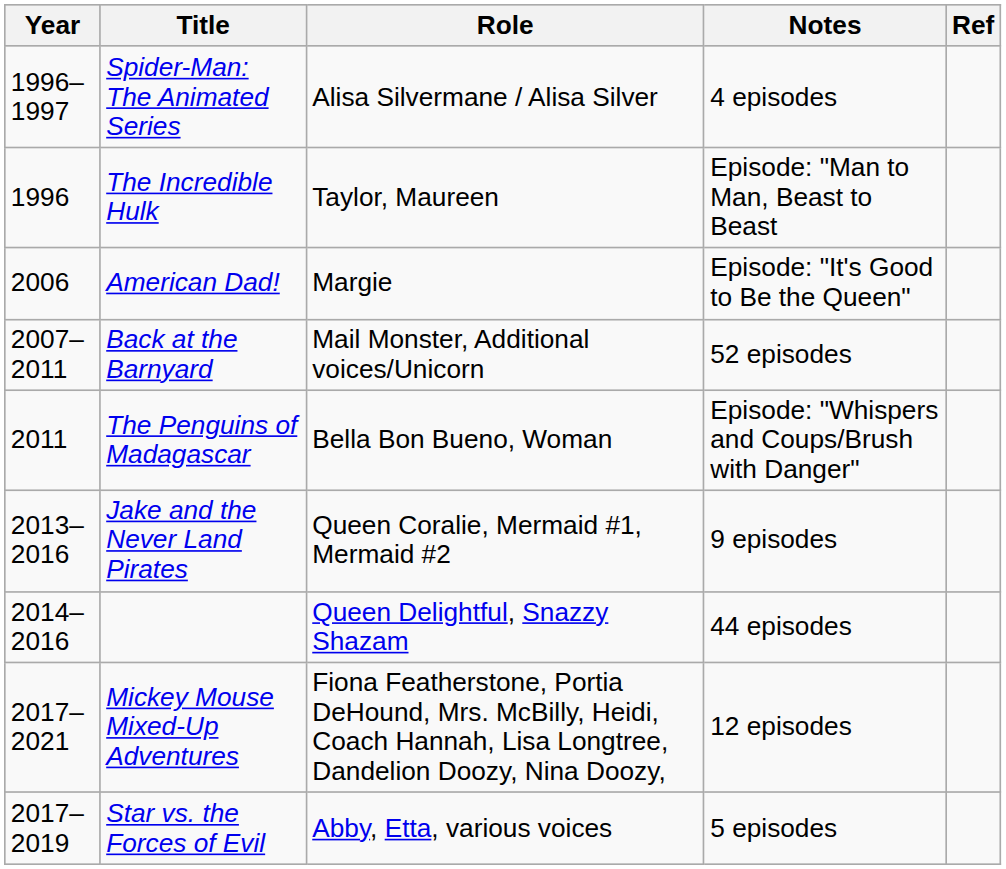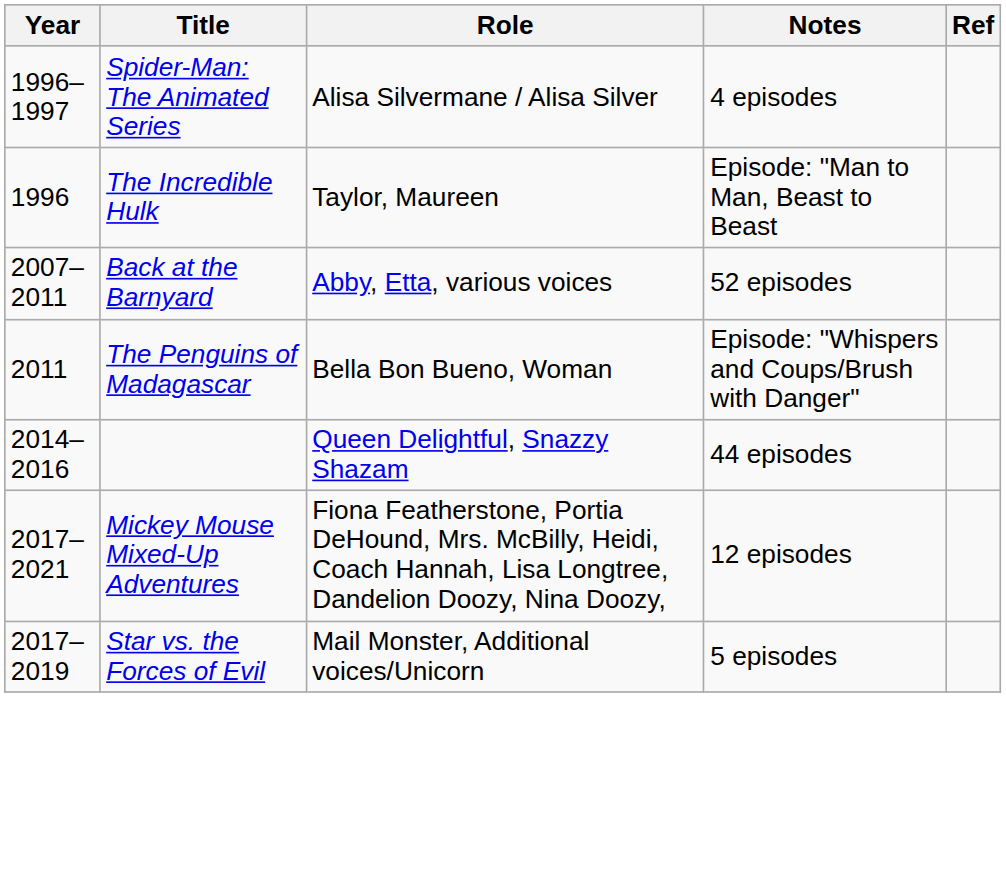- row: (193, 282)
(451, 354) Mail Monster, Additional voices/Unicorn -> (462, 282) Abby, Etta, various voices
- row: (181, 540)
(462, 827) Abby, Etta, various voices -> (451, 656) Mail Monster, Additional voices/Unicorn
